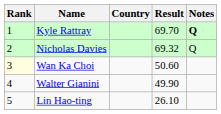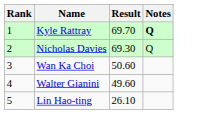- column: (131, 13)
(167, 48) 69.32 -> (123, 48) 69.30
(9, 66) lightyellow background -> (9, 66) no background
(167, 83) 49.90 -> (123, 83) 49.60
